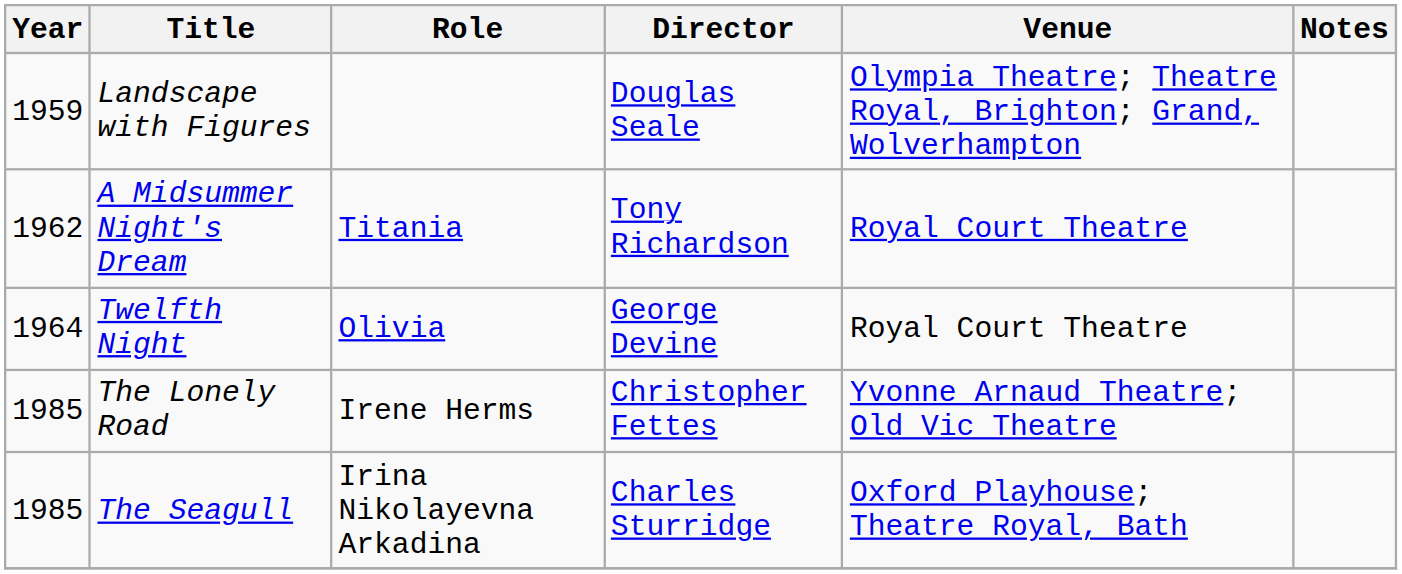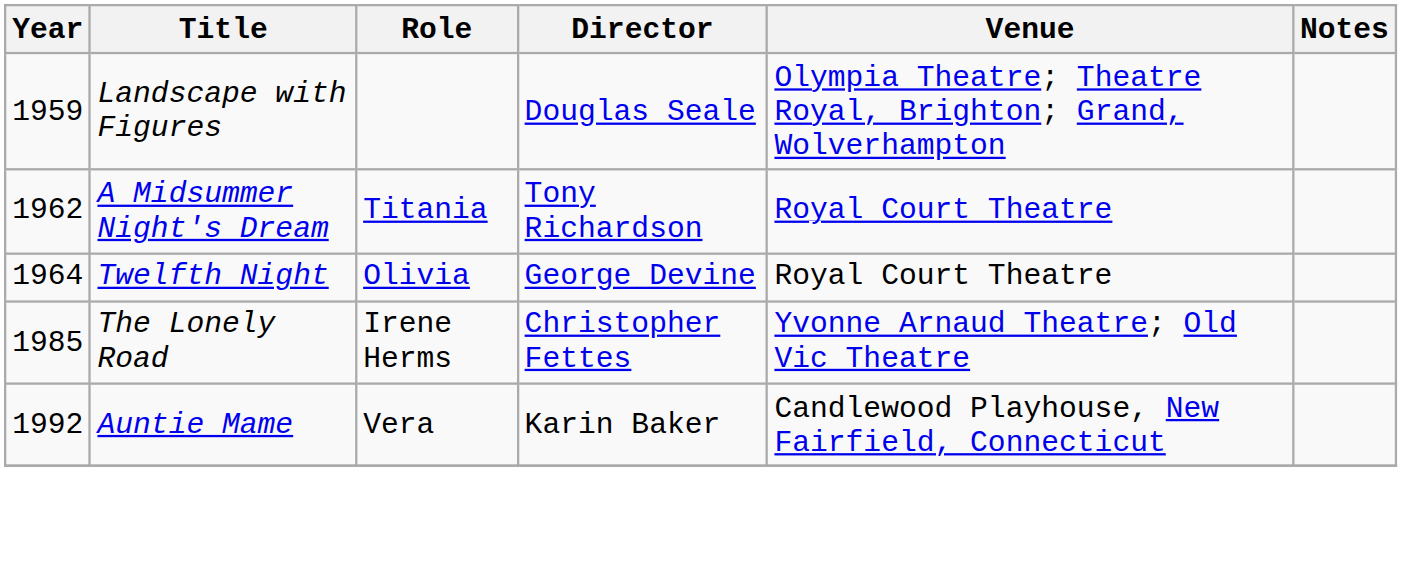- row: (195, 510)
+ row: (195, 425)
